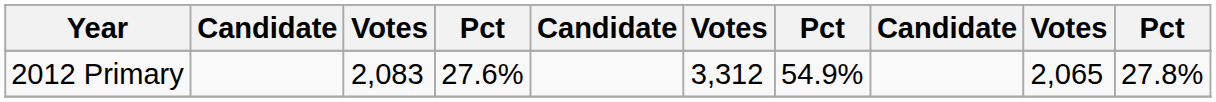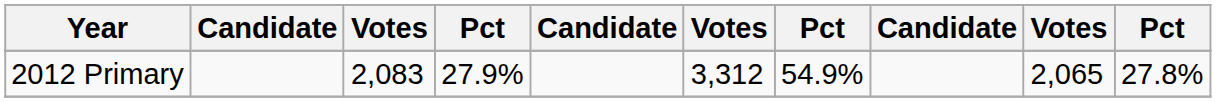(482, 74) 27.6% -> (482, 74) 27.9%
